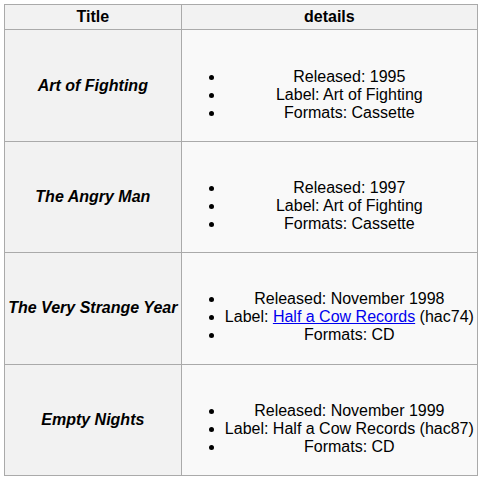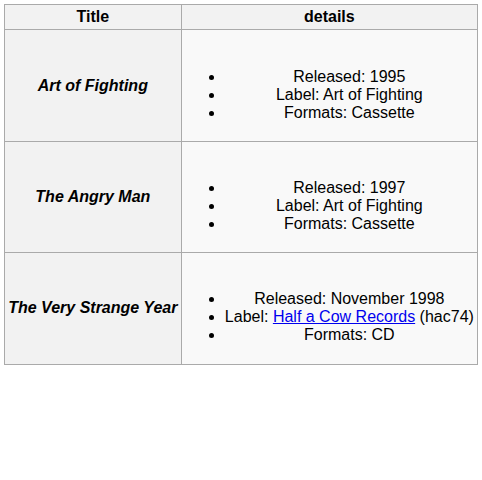- row: (93, 419)
